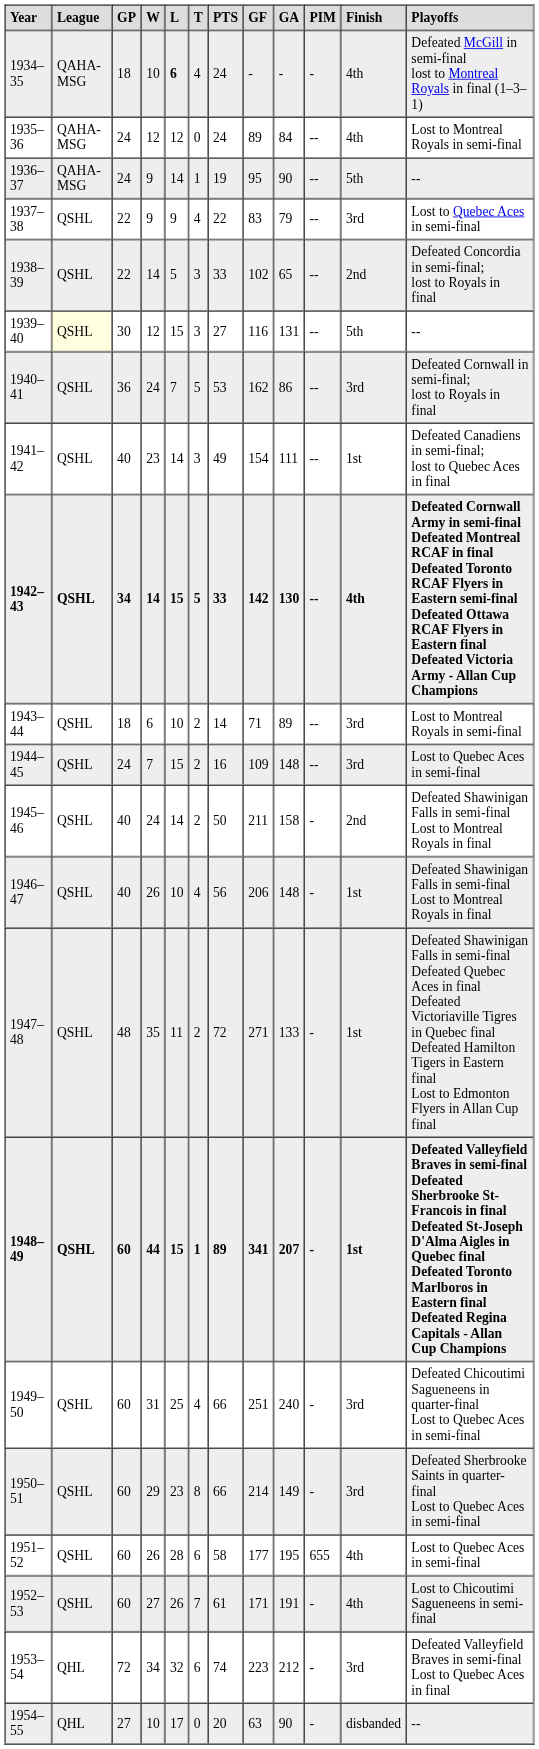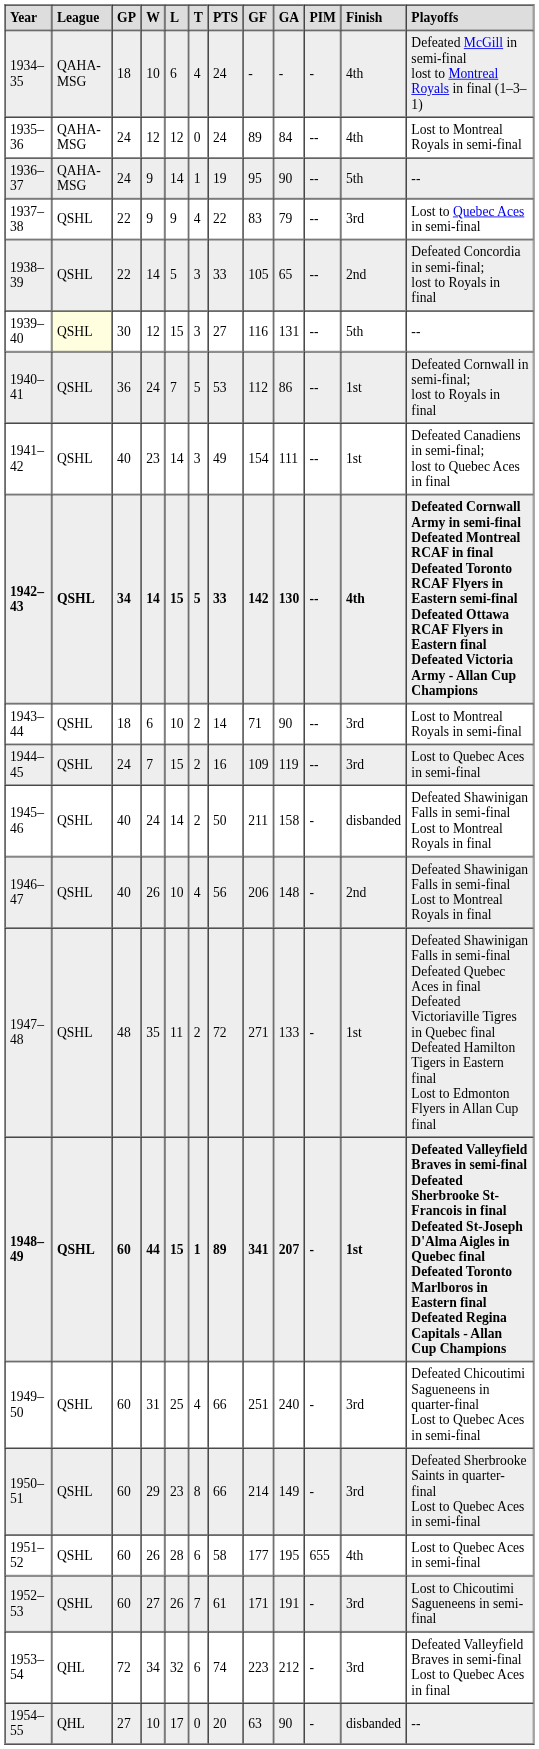(173, 73) bold -> (173, 73) normal
(258, 275) 102 -> (258, 275) 105
(258, 387) 162 -> (258, 387) 112
(355, 387) 3rd -> (354, 387) 1st
(286, 724) 89 -> (286, 724) 90
(289, 764) 148 -> (289, 764) 119
(356, 820) 2nd -> (374, 820) disbanded
(354, 892) 1st -> (356, 892) 2nd
(355, 1603) 4th -> (355, 1603) 3rd
